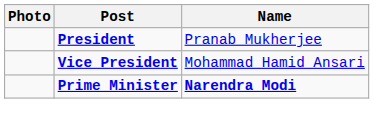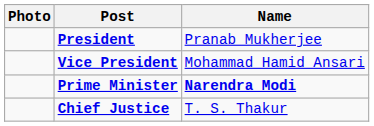+ row: (113, 109)
